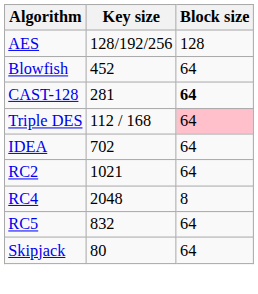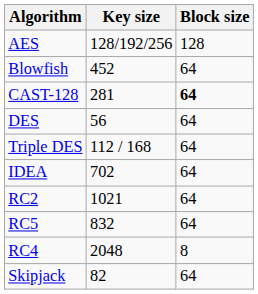+ row: (24, 120)
(188, 120) pink background -> (188, 146) no background
rows swapped: (23, 198) <-> (23, 224)
(98, 250) 80 -> (98, 276) 82
